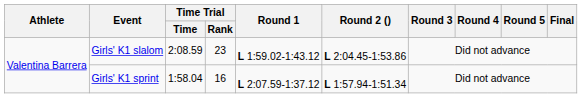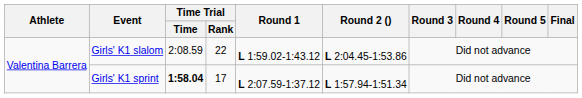(220, 51) 23 -> (221, 51) 22
(185, 79) normal -> (186, 79) bold
(220, 79) 16 -> (221, 79) 17
